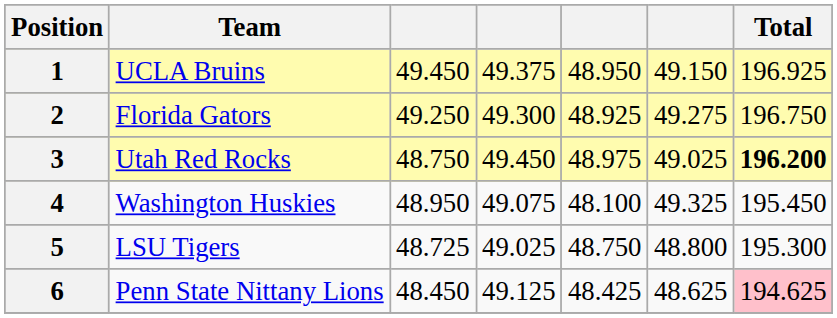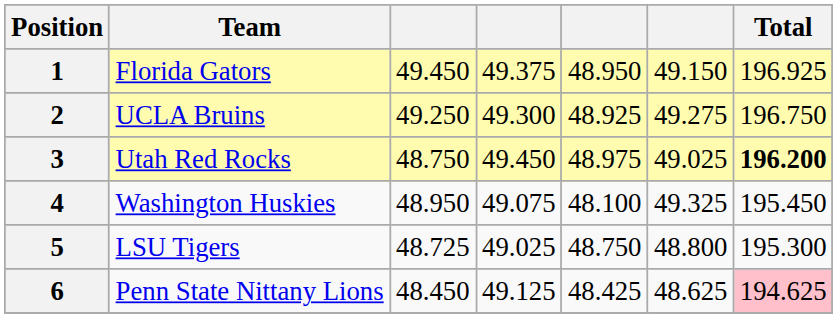(190, 70) UCLA Bruins -> (193, 70) Florida Gators
(193, 114) Florida Gators -> (190, 114) UCLA Bruins
